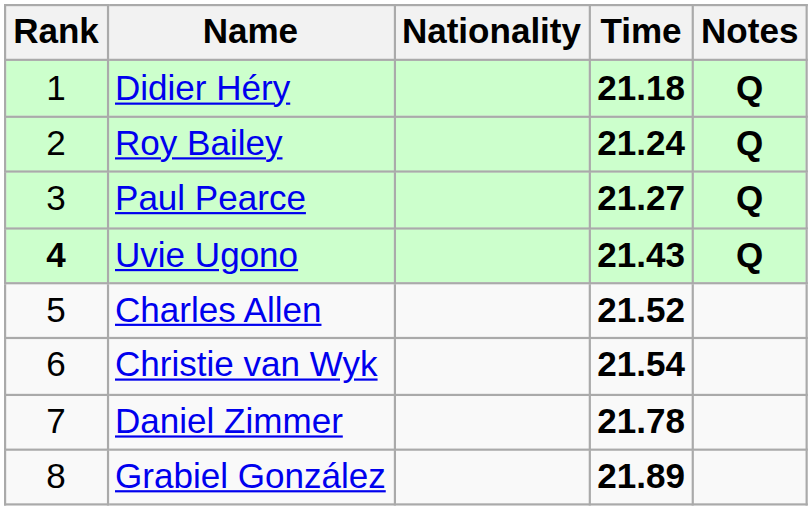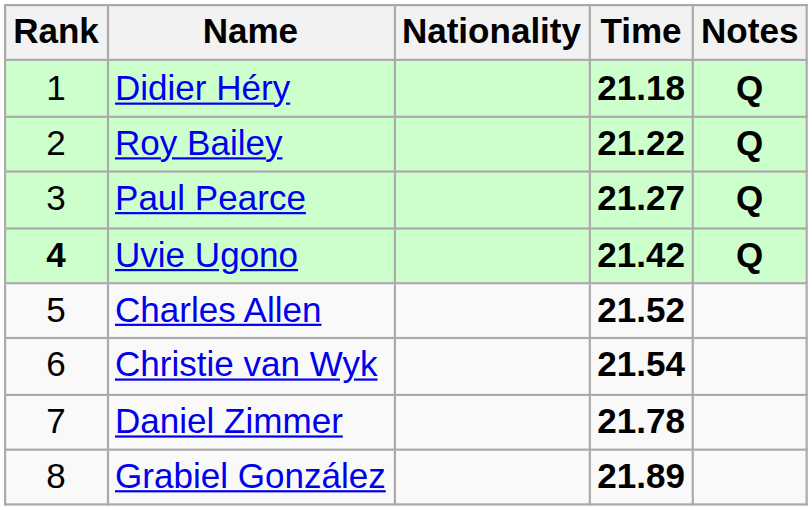(641, 143) 21.24 -> (641, 143) 21.22
(641, 254) 21.43 -> (641, 254) 21.42
